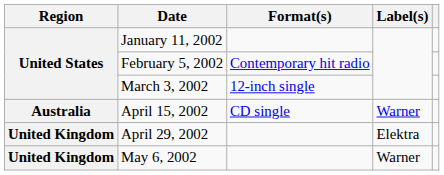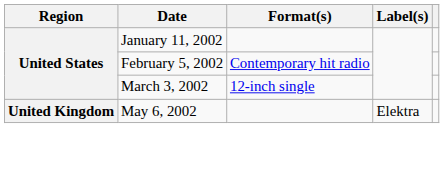- row: (165, 110)
- row: (165, 134)
(398, 157) Warner -> (398, 110) Elektra
